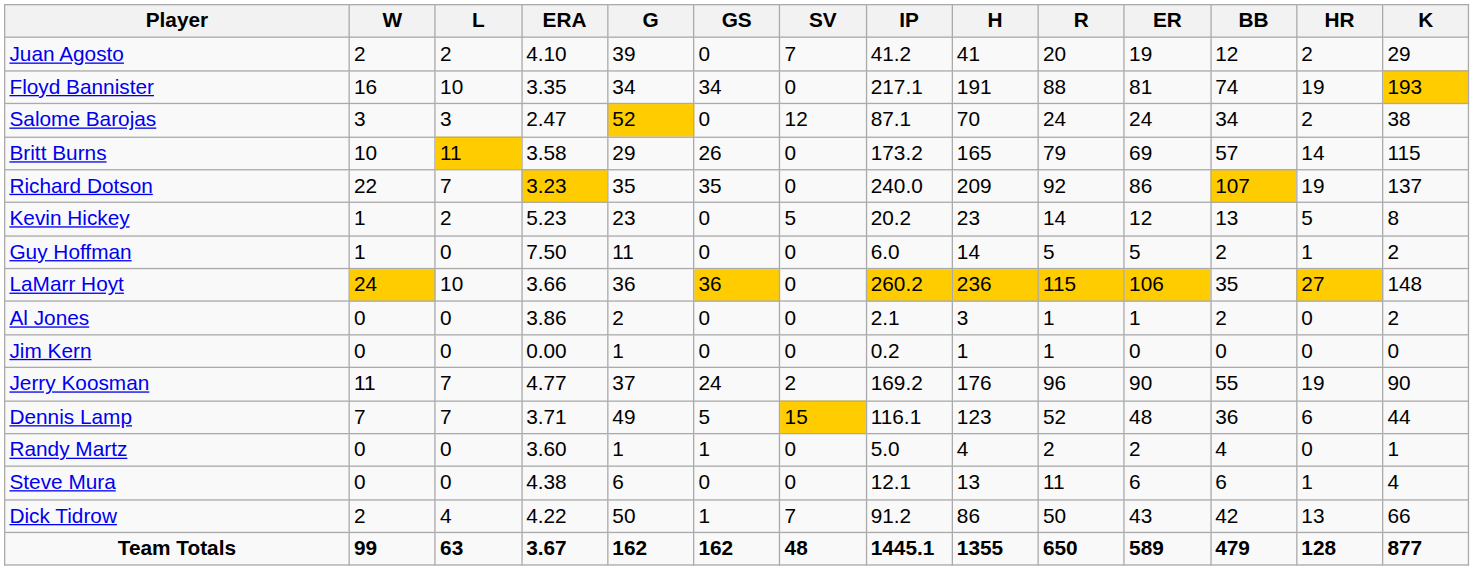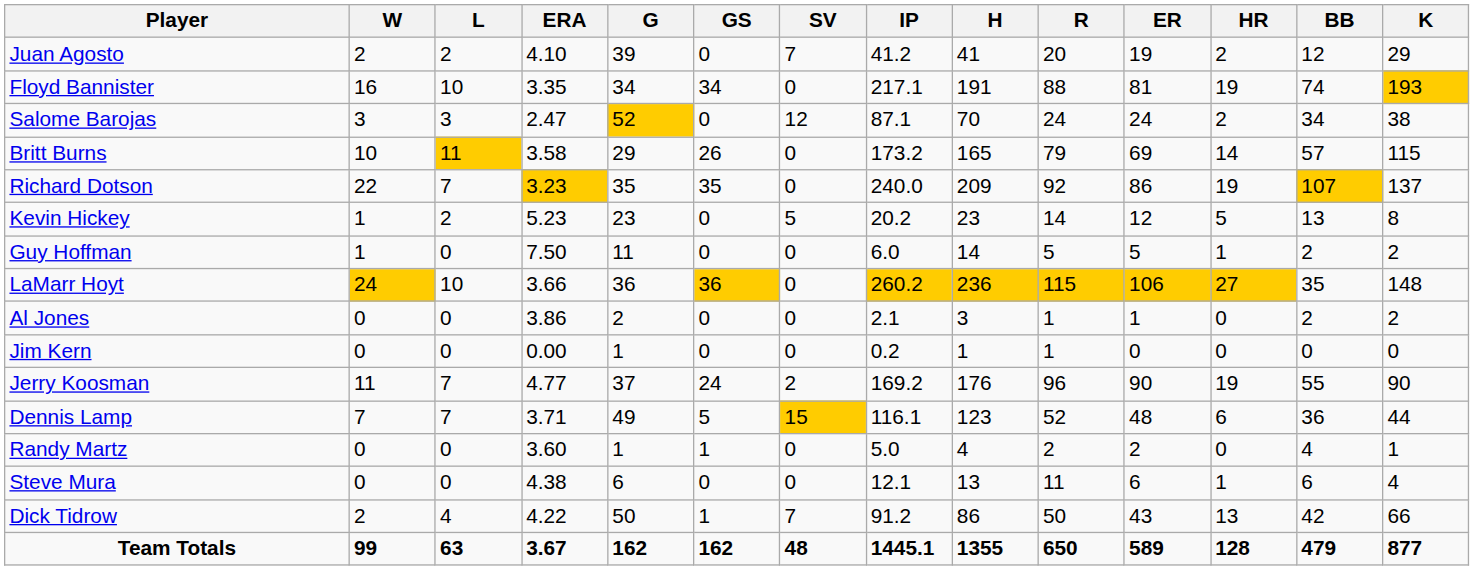columns swapped: (1340, 20) <-> (1253, 20)
